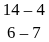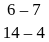rows swapped: (24, 9) <-> (24, 32)
